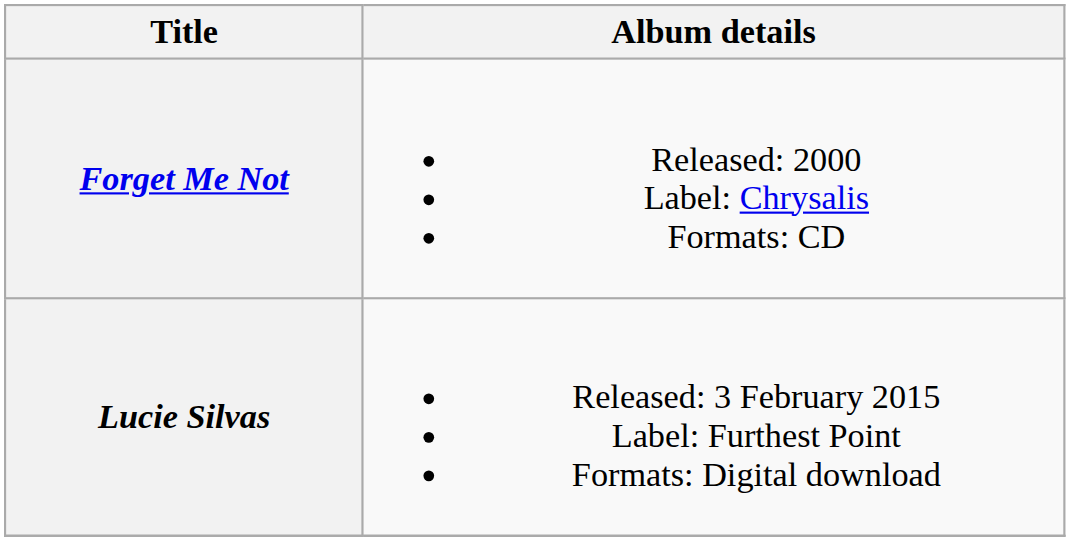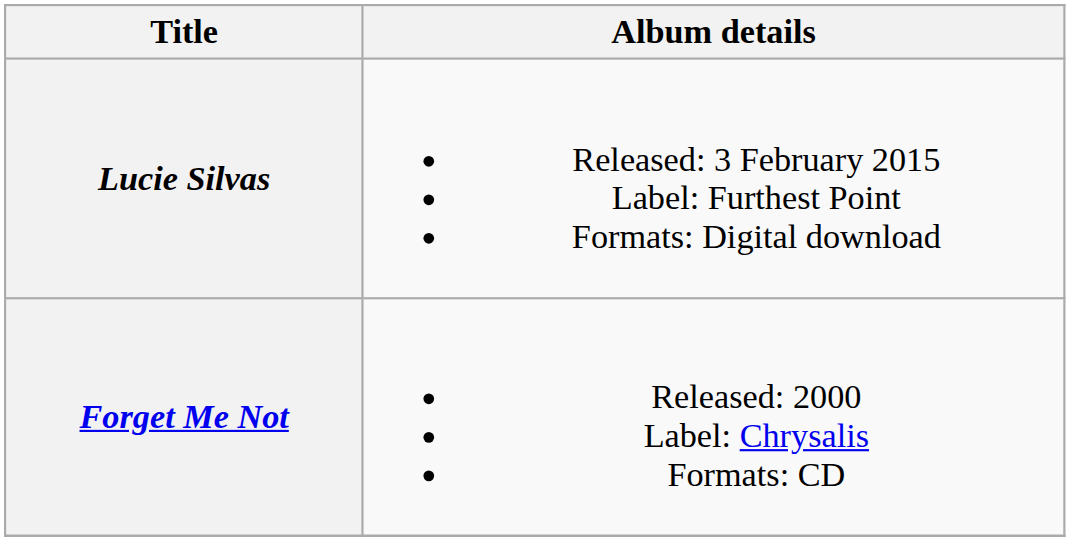rows swapped: (184, 177) <-> (184, 416)
